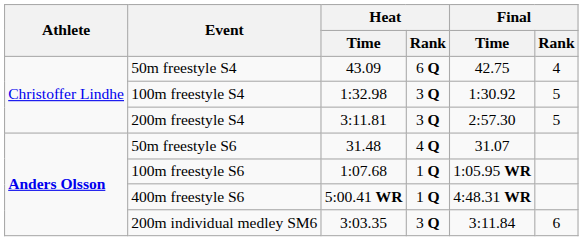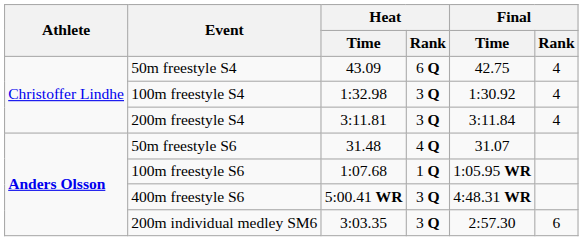(556, 94) 5 -> (556, 94) 4
(492, 120) 2:57.30 -> (492, 120) 3:11.84
(556, 120) 5 -> (556, 120) 4
(428, 197) 1 Q -> (428, 197) 3 Q
(492, 222) 3:11.84 -> (492, 222) 2:57.30
